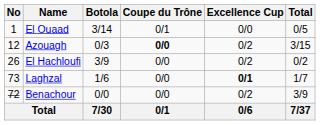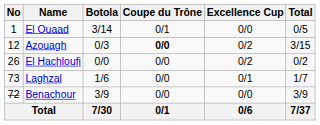(102, 62) 3/9 -> (102, 62) 0/0
(245, 78) bold -> (245, 78) normal
(102, 95) 0/0 -> (102, 95) 3/9
(245, 95) 0/2 -> (245, 95) 0/0
